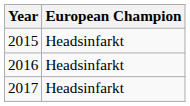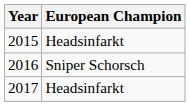(85, 64) Headsinfarkt -> (95, 64) Sniper Schorsch
